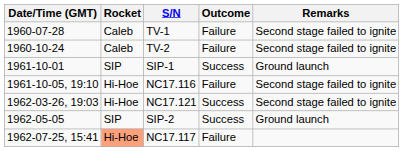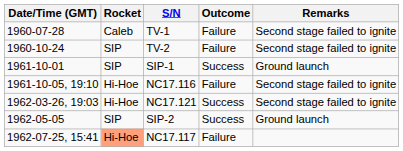(118, 48) Caleb -> (113, 48) SIP
